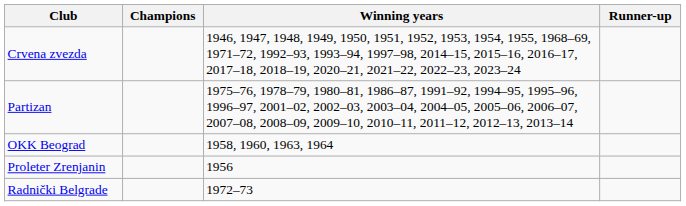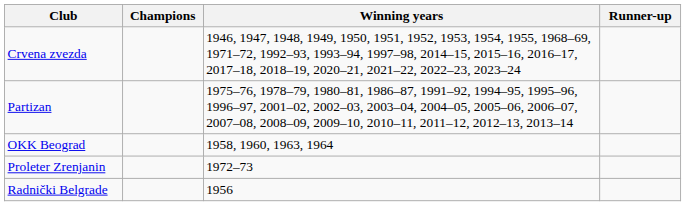(220, 167) 1956 -> (230, 167) 1972–73
(230, 189) 1972–73 -> (220, 189) 1956
